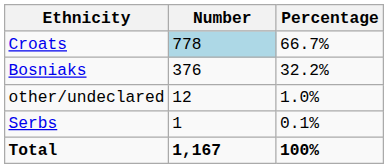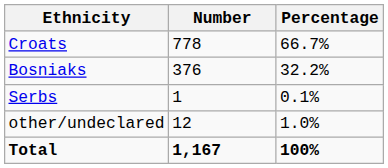(187, 44) lightblue background -> (187, 44) no background
rows swapped: (33, 124) <-> (87, 97)
